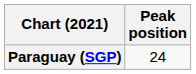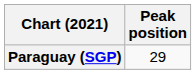(158, 57) 24 -> (158, 57) 29
